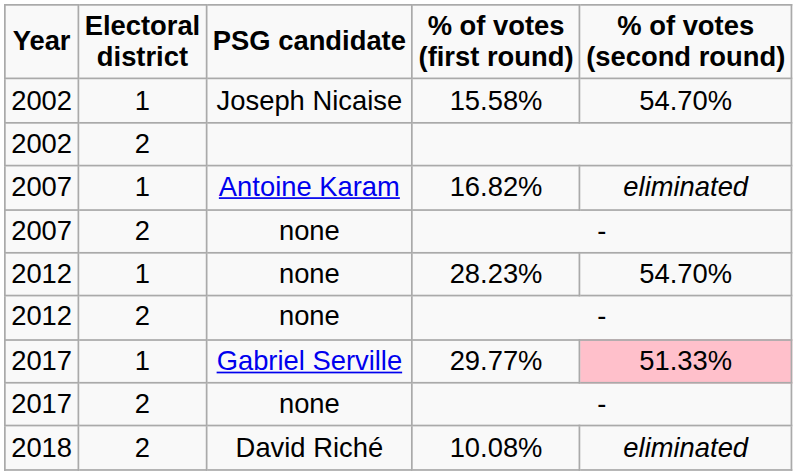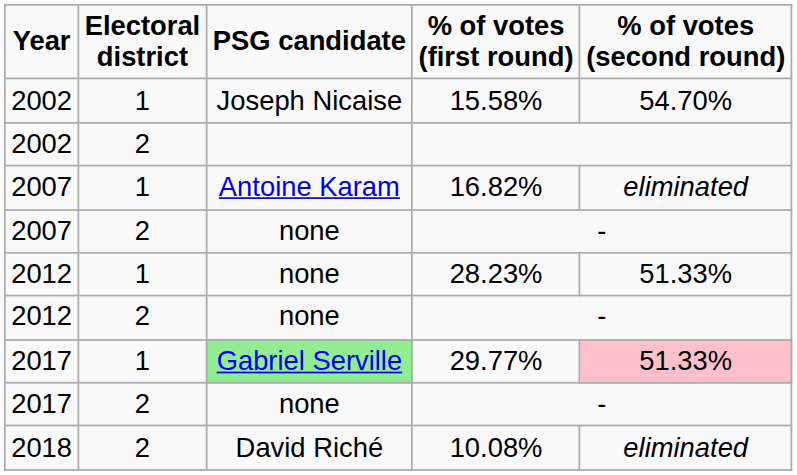(686, 273) 54.70% -> (686, 273) 51.33%
(309, 360) no background -> (309, 360) lightgreen background
